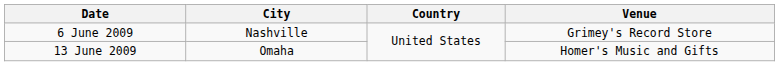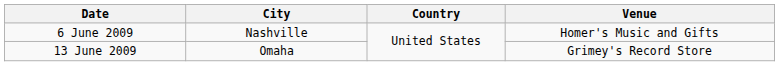(639, 32) Grimey's Record Store -> (639, 32) Homer's Music and Gifts
(639, 51) Homer's Music and Gifts -> (639, 51) Grimey's Record Store
